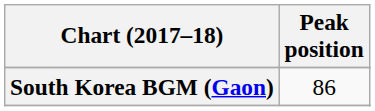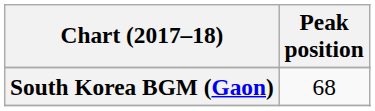(324, 86) 86 -> (324, 86) 68
